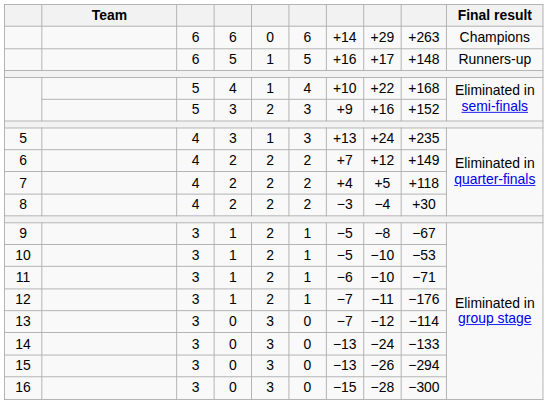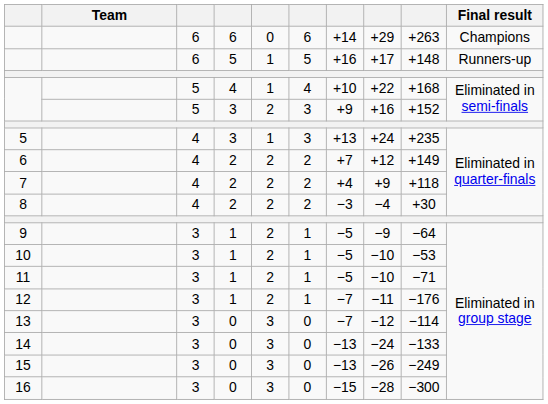(382, 182) +5 -> (382, 182) +9
(382, 233) −8 -> (382, 233) −9
(424, 233) −67 -> (424, 233) −64
(345, 277) −6 -> (345, 277) −5
(424, 365) −294 -> (424, 365) −249
